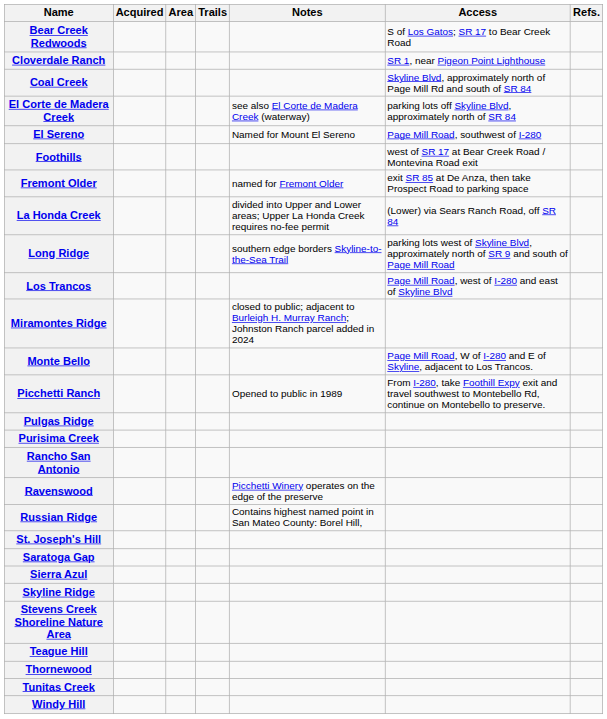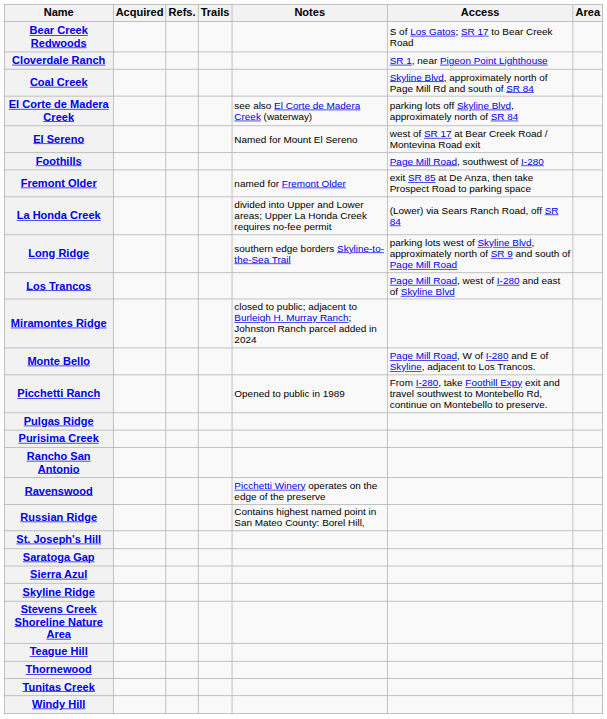columns swapped: (181, 13) <-> (587, 13)
(464, 135) Page Mill Road, southwest of I-280 -> (469, 139) west of SR 17 at Bear Creek Road / Montevina Road exit
(466, 157) west of SR 17 at Bear Creek Road / Montevina Road exit -> (467, 161) Page Mill Road, southwest of I-280
